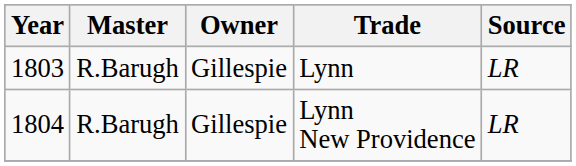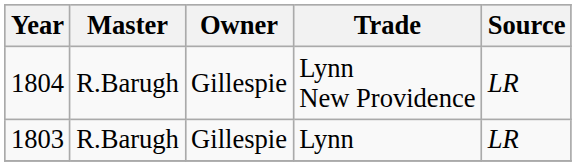rows swapped: (327, 67) <-> (387, 124)
